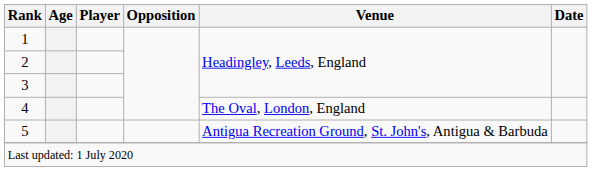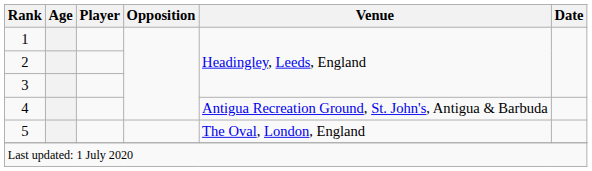(284, 108) The Oval, London, England -> (375, 108) Antigua Recreation Ground, St. John's, Antigua & Barbuda
(375, 131) Antigua Recreation Ground, St. John's, Antigua & Barbuda -> (284, 131) The Oval, London, England
